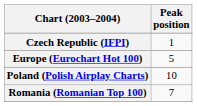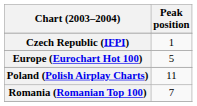(171, 76) 10 -> (171, 76) 11
